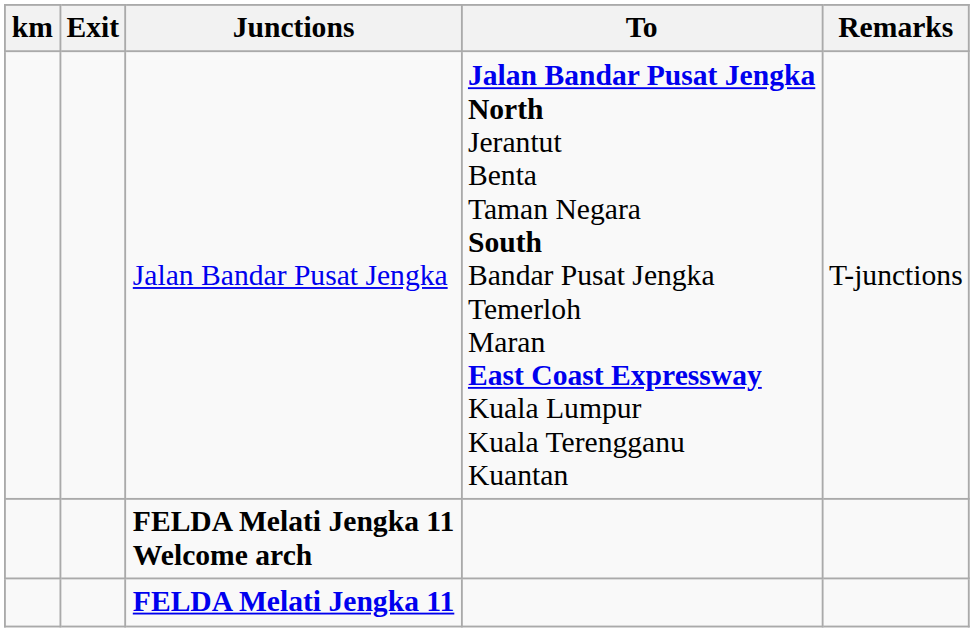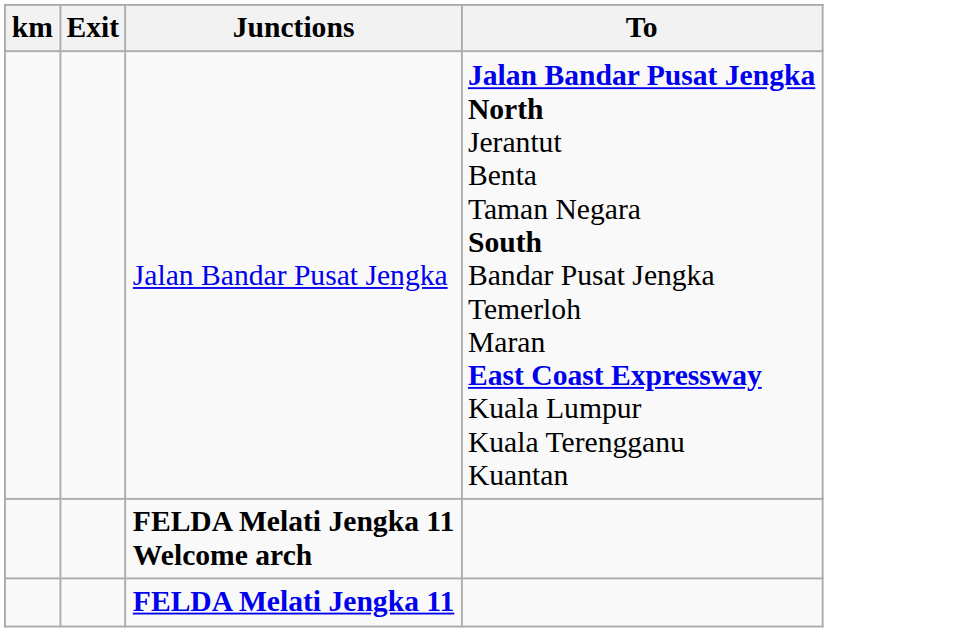- column: (896, 27)
